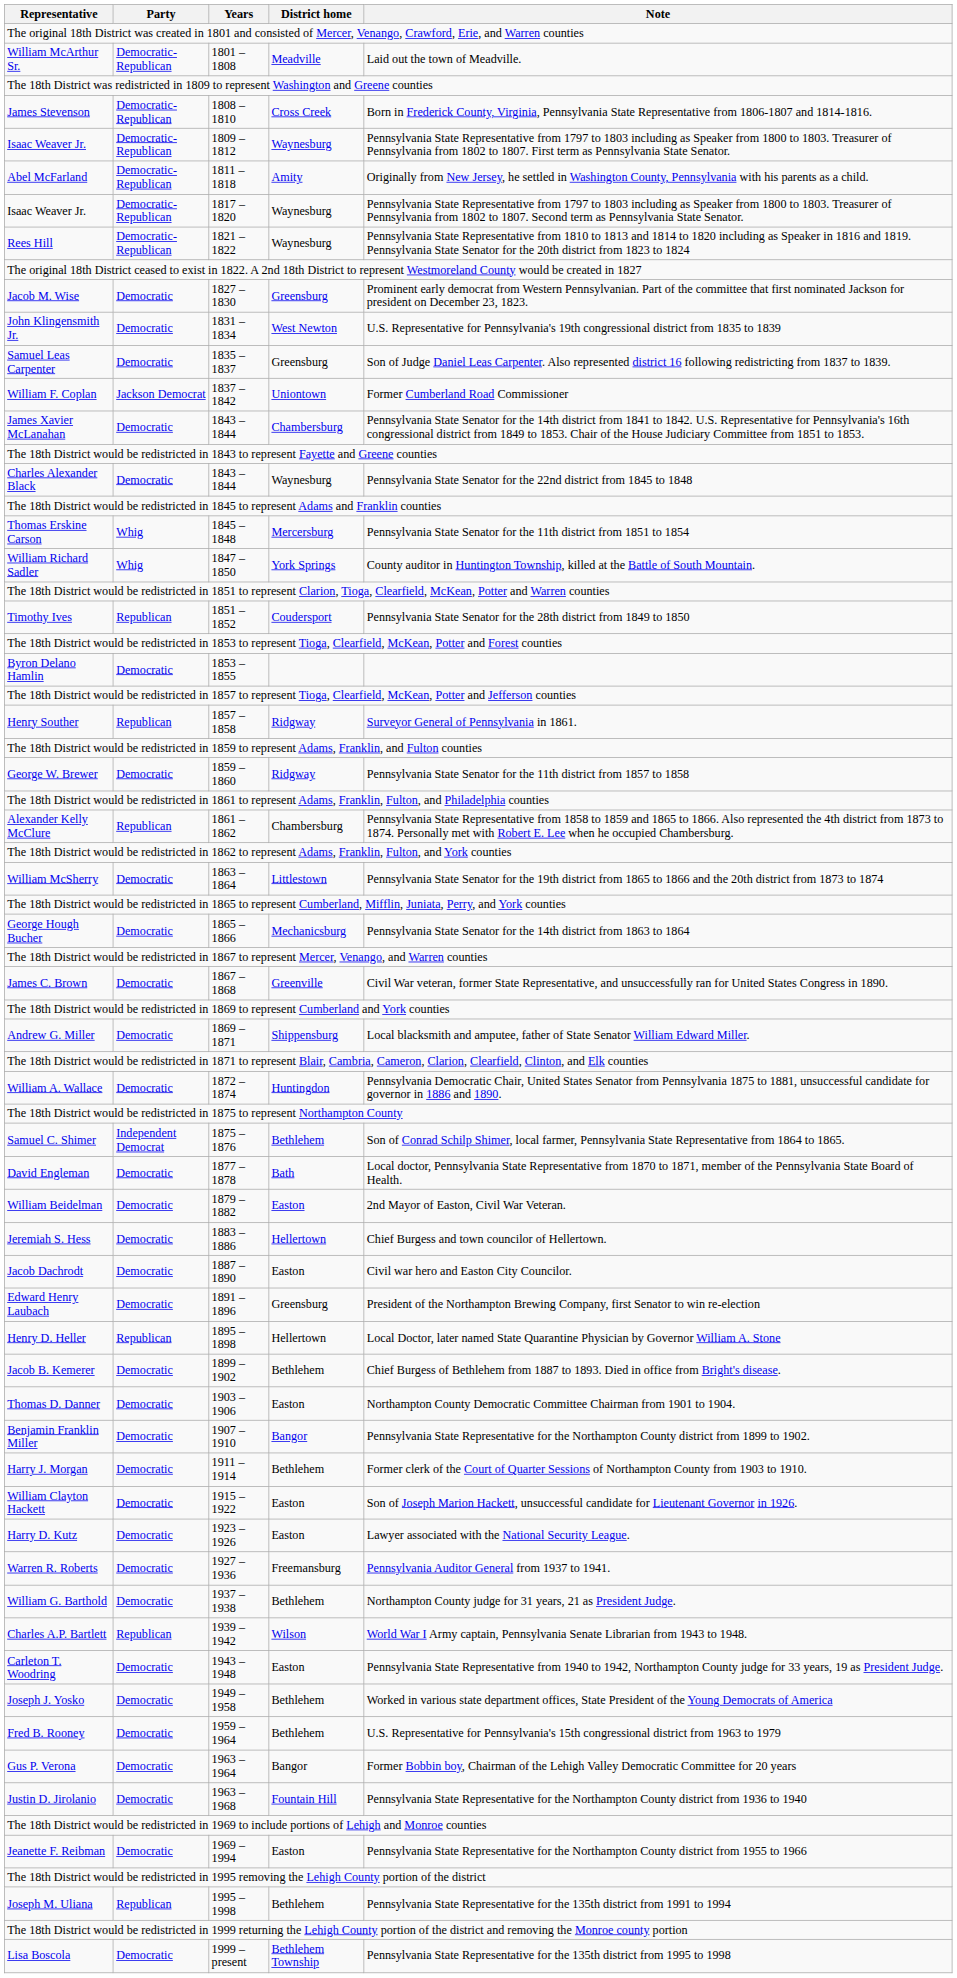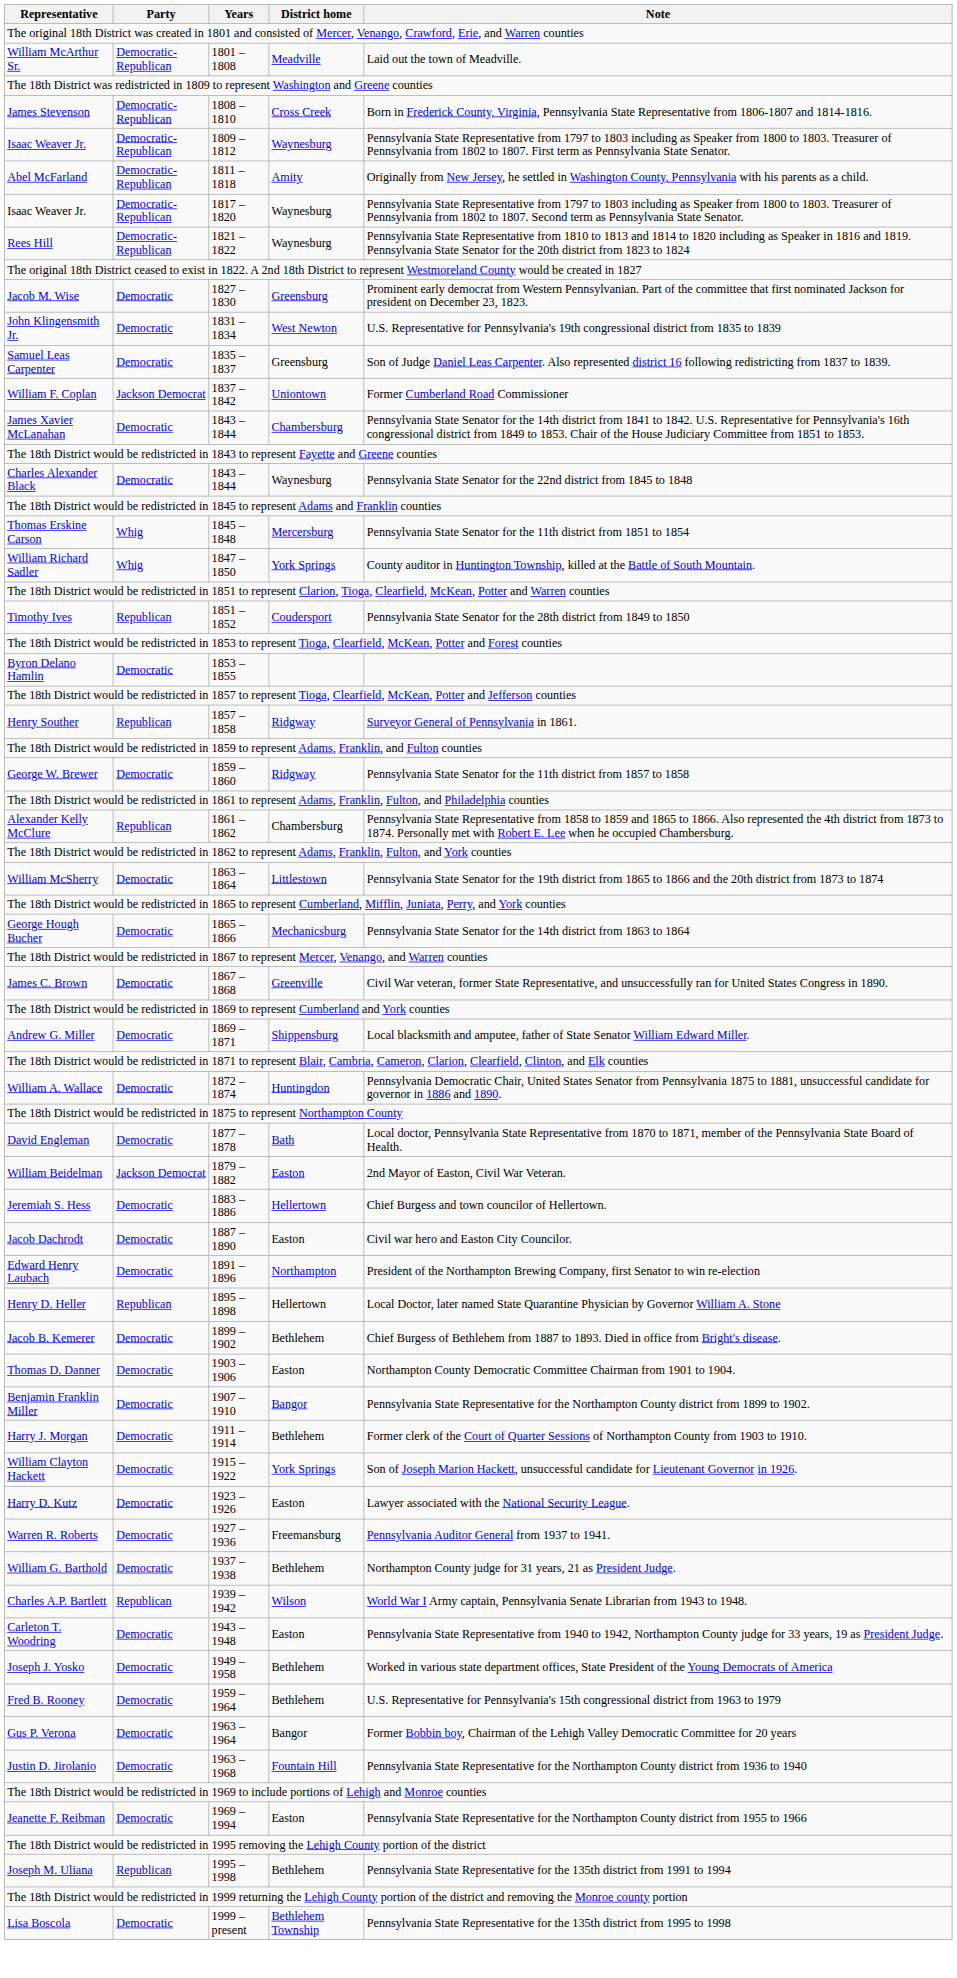- row: (52, 1139)
(145, 1205) Democratic -> (161, 1172) Jackson Democrat
(300, 1304) Greensburg -> (304, 1271) Northampton
(288, 1502) Easton -> (303, 1469) York Springs
